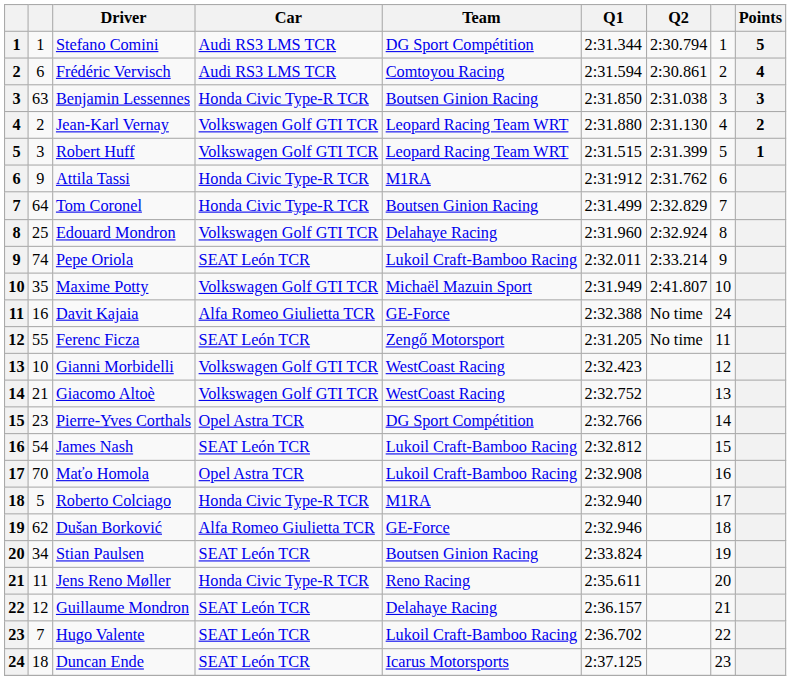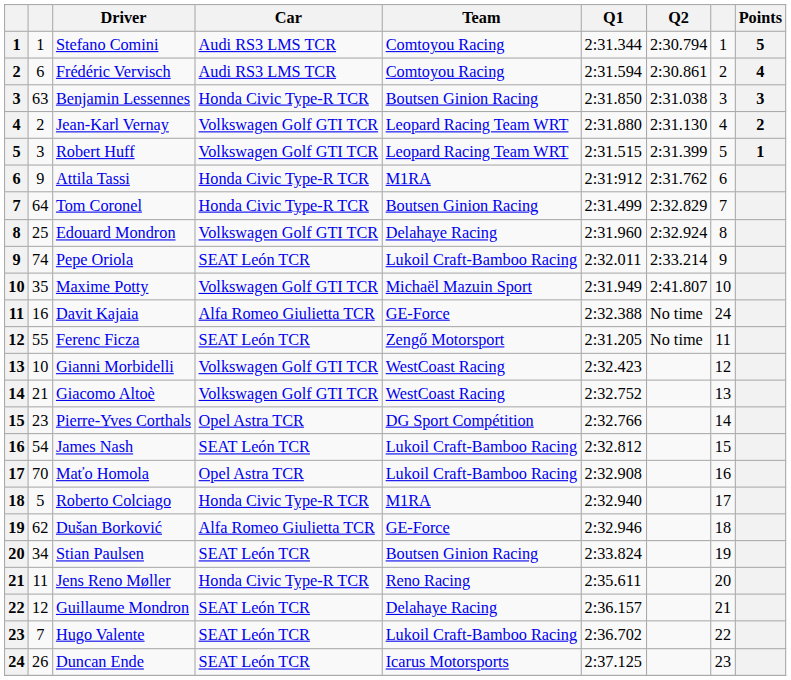(460, 44) DG Sport Compétition -> (445, 44) Comtoyou Racing
(40, 661) 18 -> (40, 661) 26
